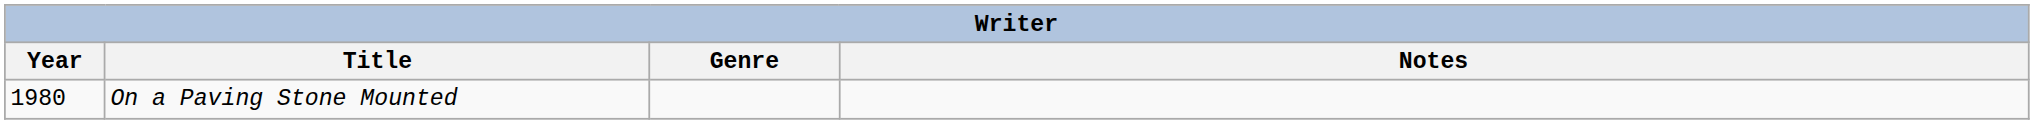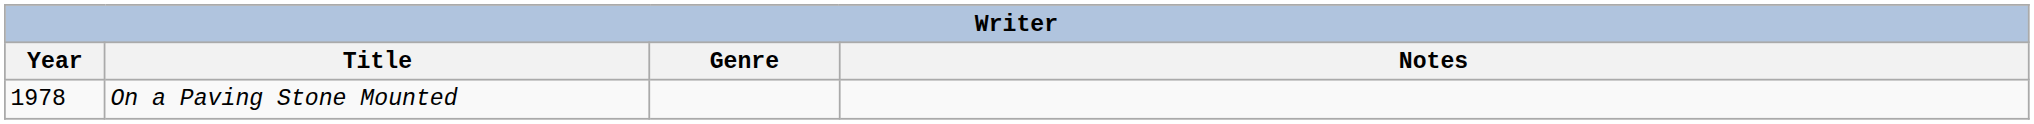(38, 99) 1980 -> (38, 99) 1978
